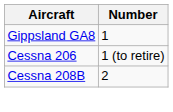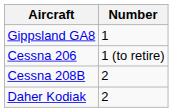+ row: (47, 96)
